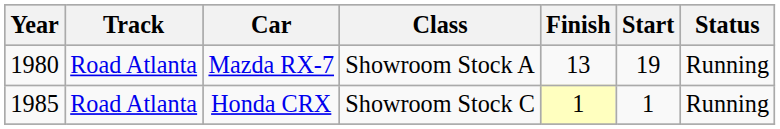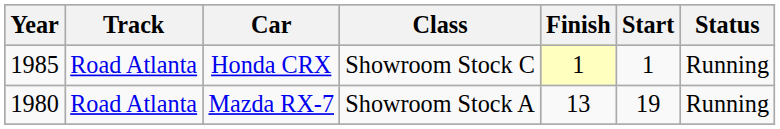rows swapped: (271, 64) <-> (271, 104)
